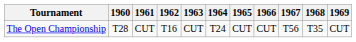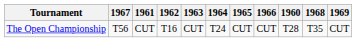columns swapped: (120, 12) <-> (291, 12)
